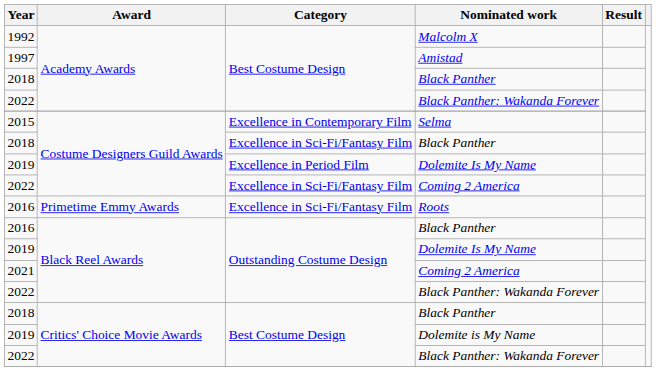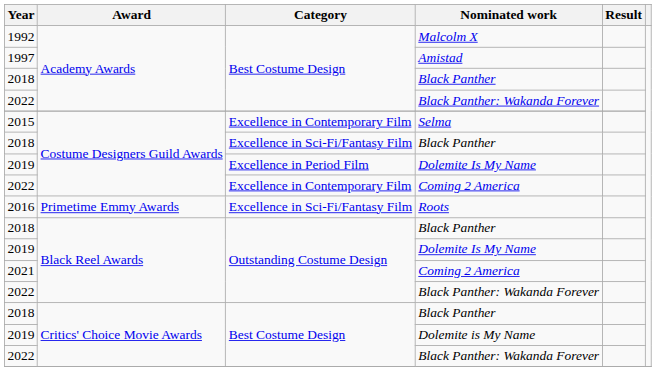(320, 185) Excellence in Sci-Fi/Fantasy Film -> (320, 185) Excellence in Contemporary Film
(21, 228) 2016 -> (21, 228) 2018
